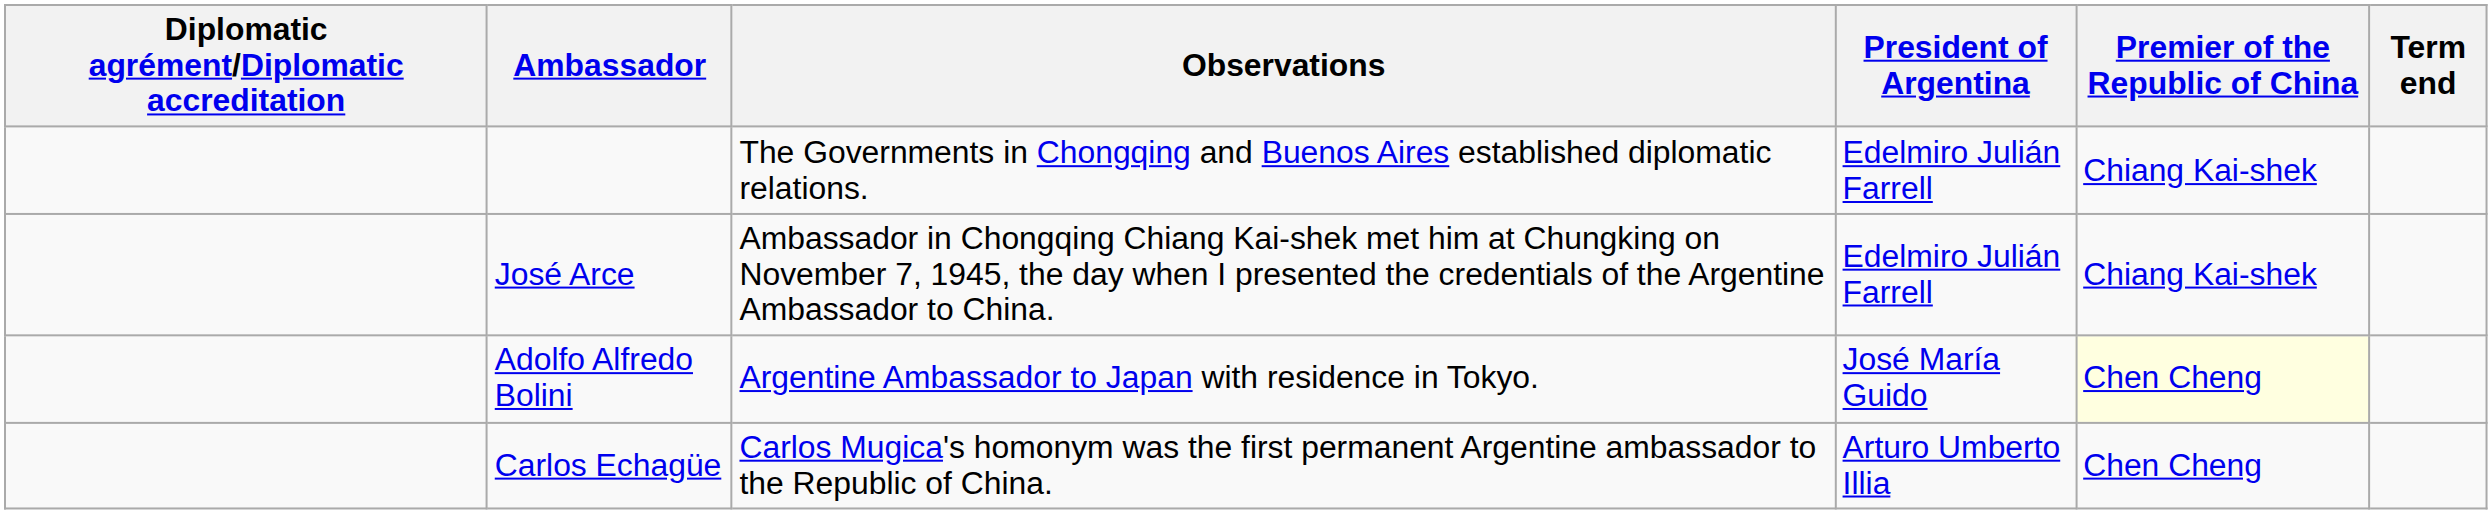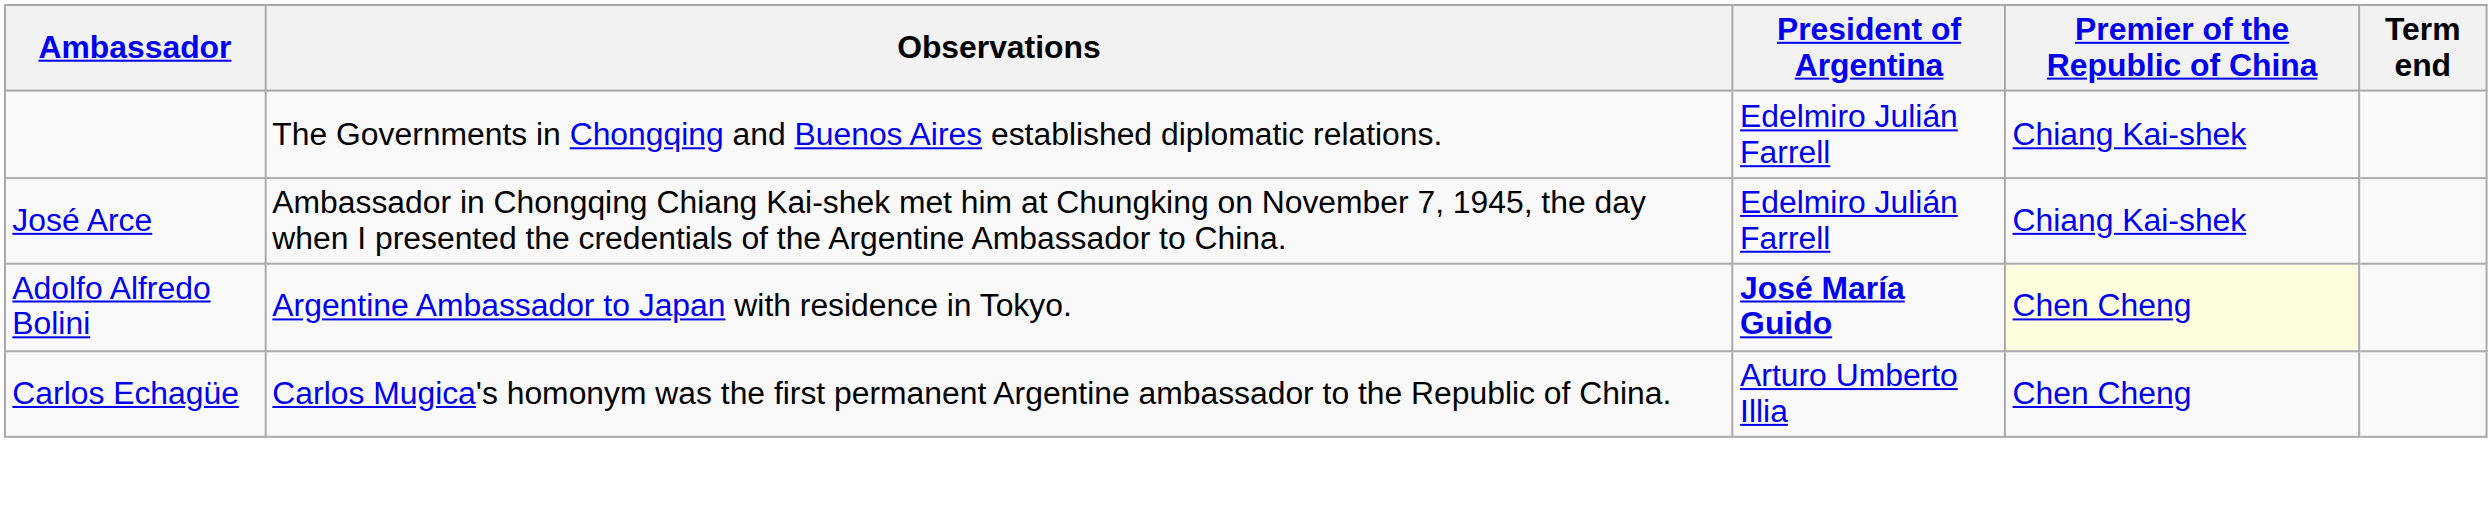- column: (246, 65)
(1921, 378) normal -> (1822, 306) bold
